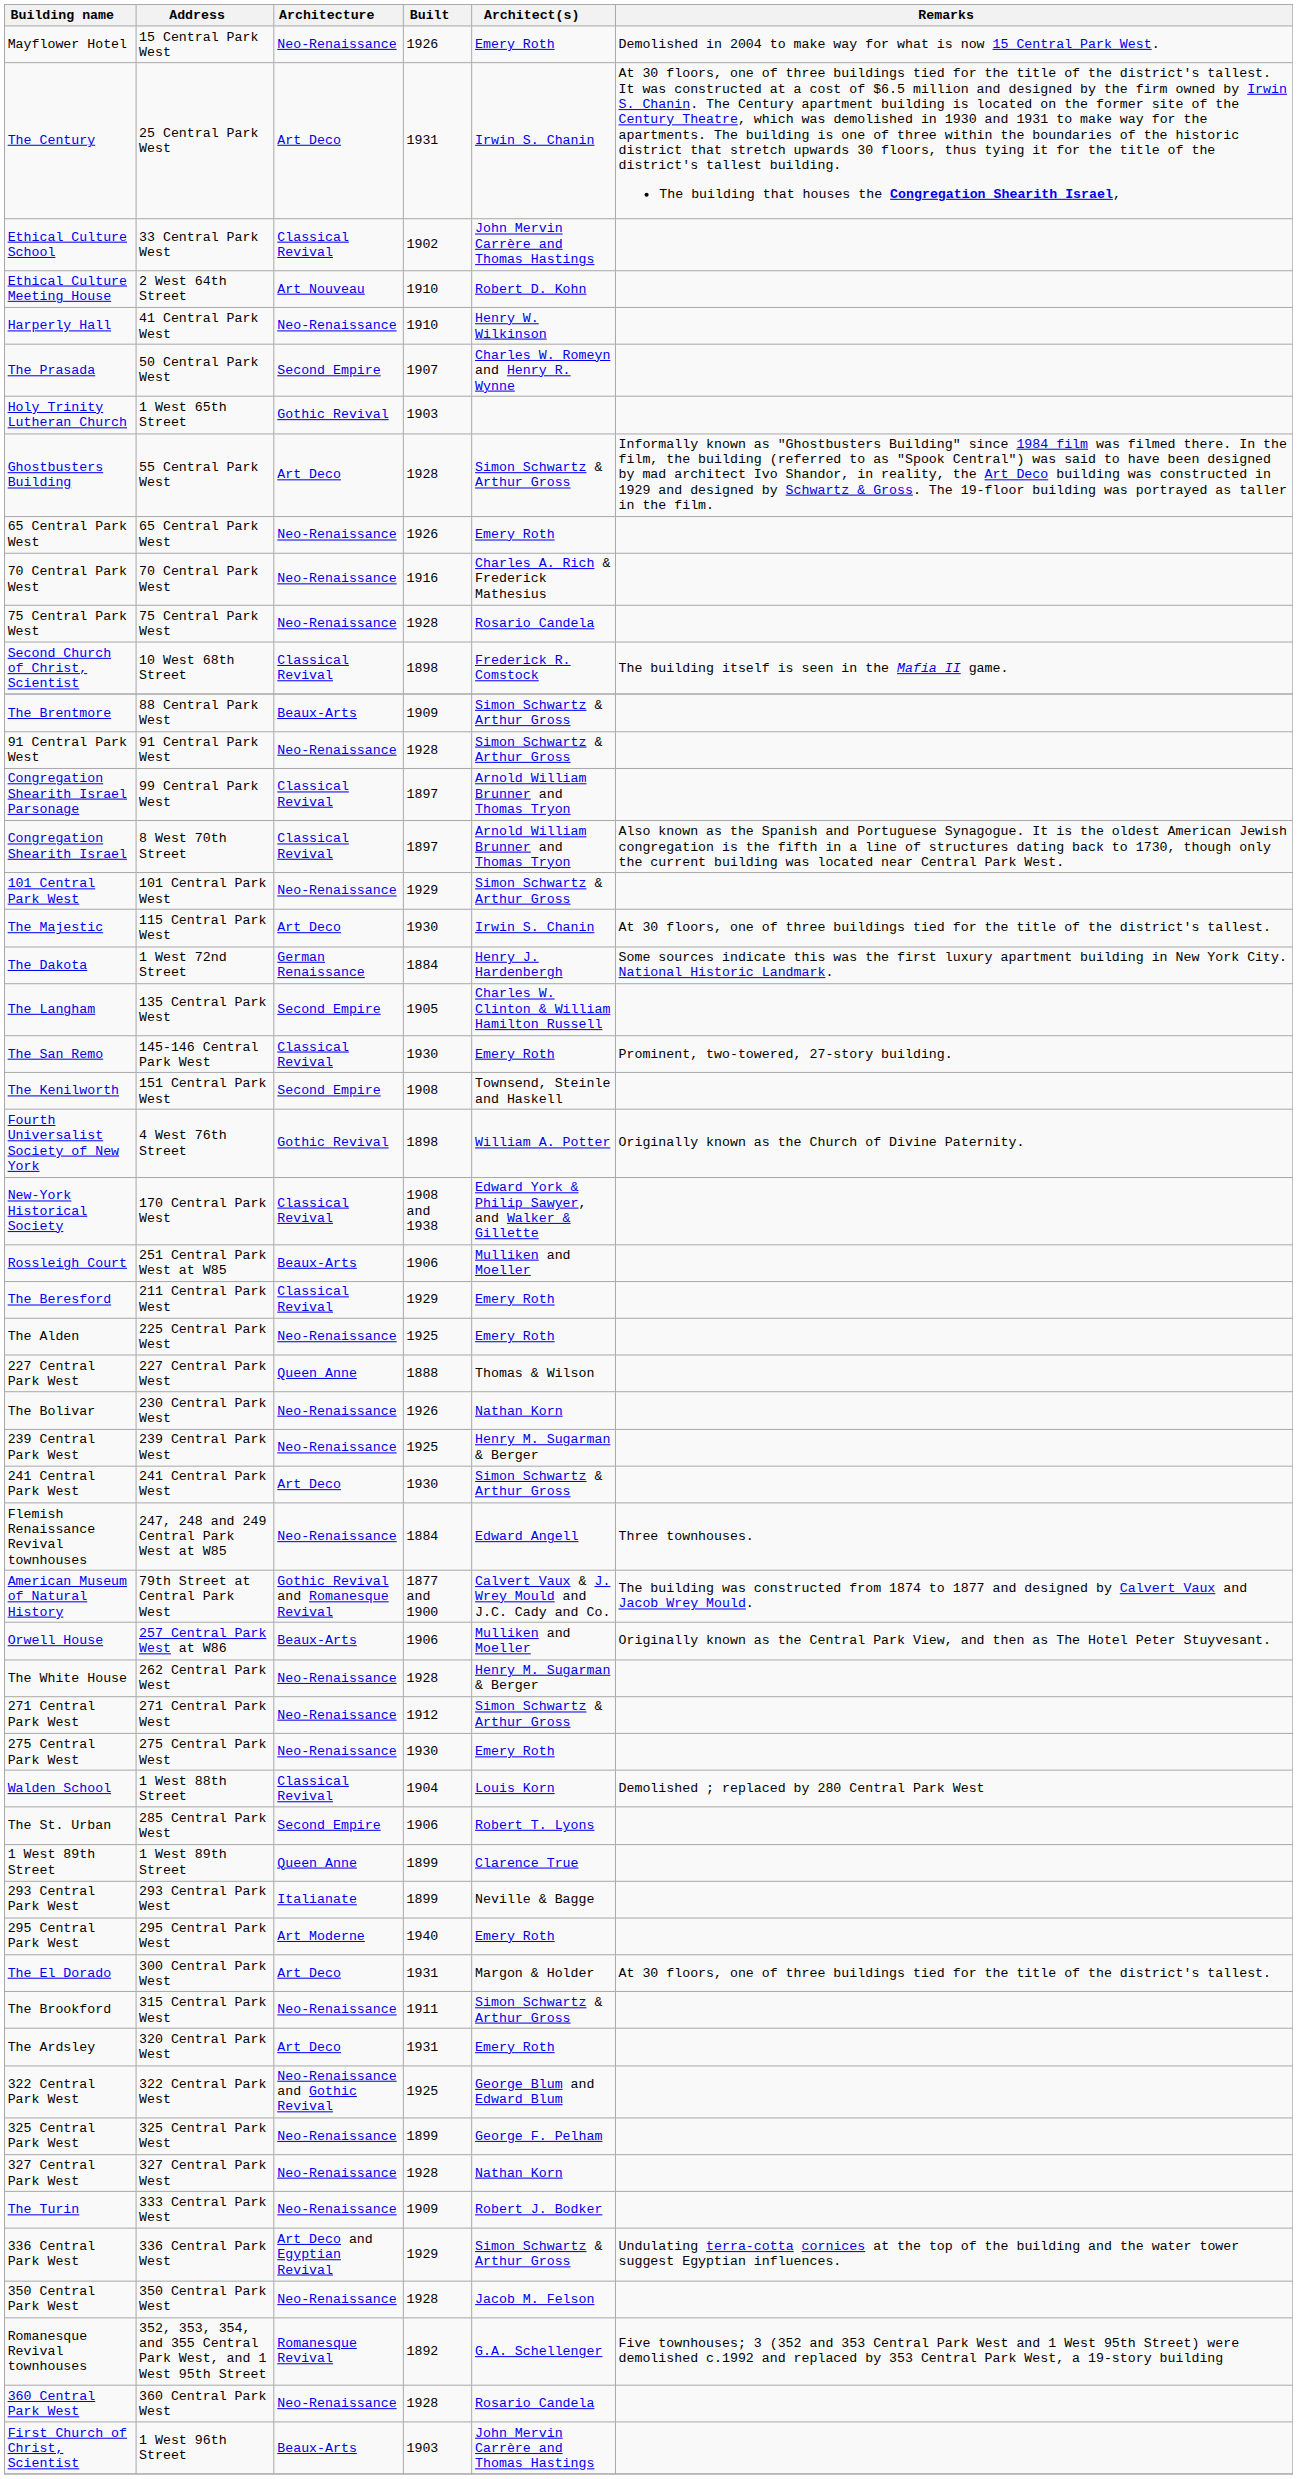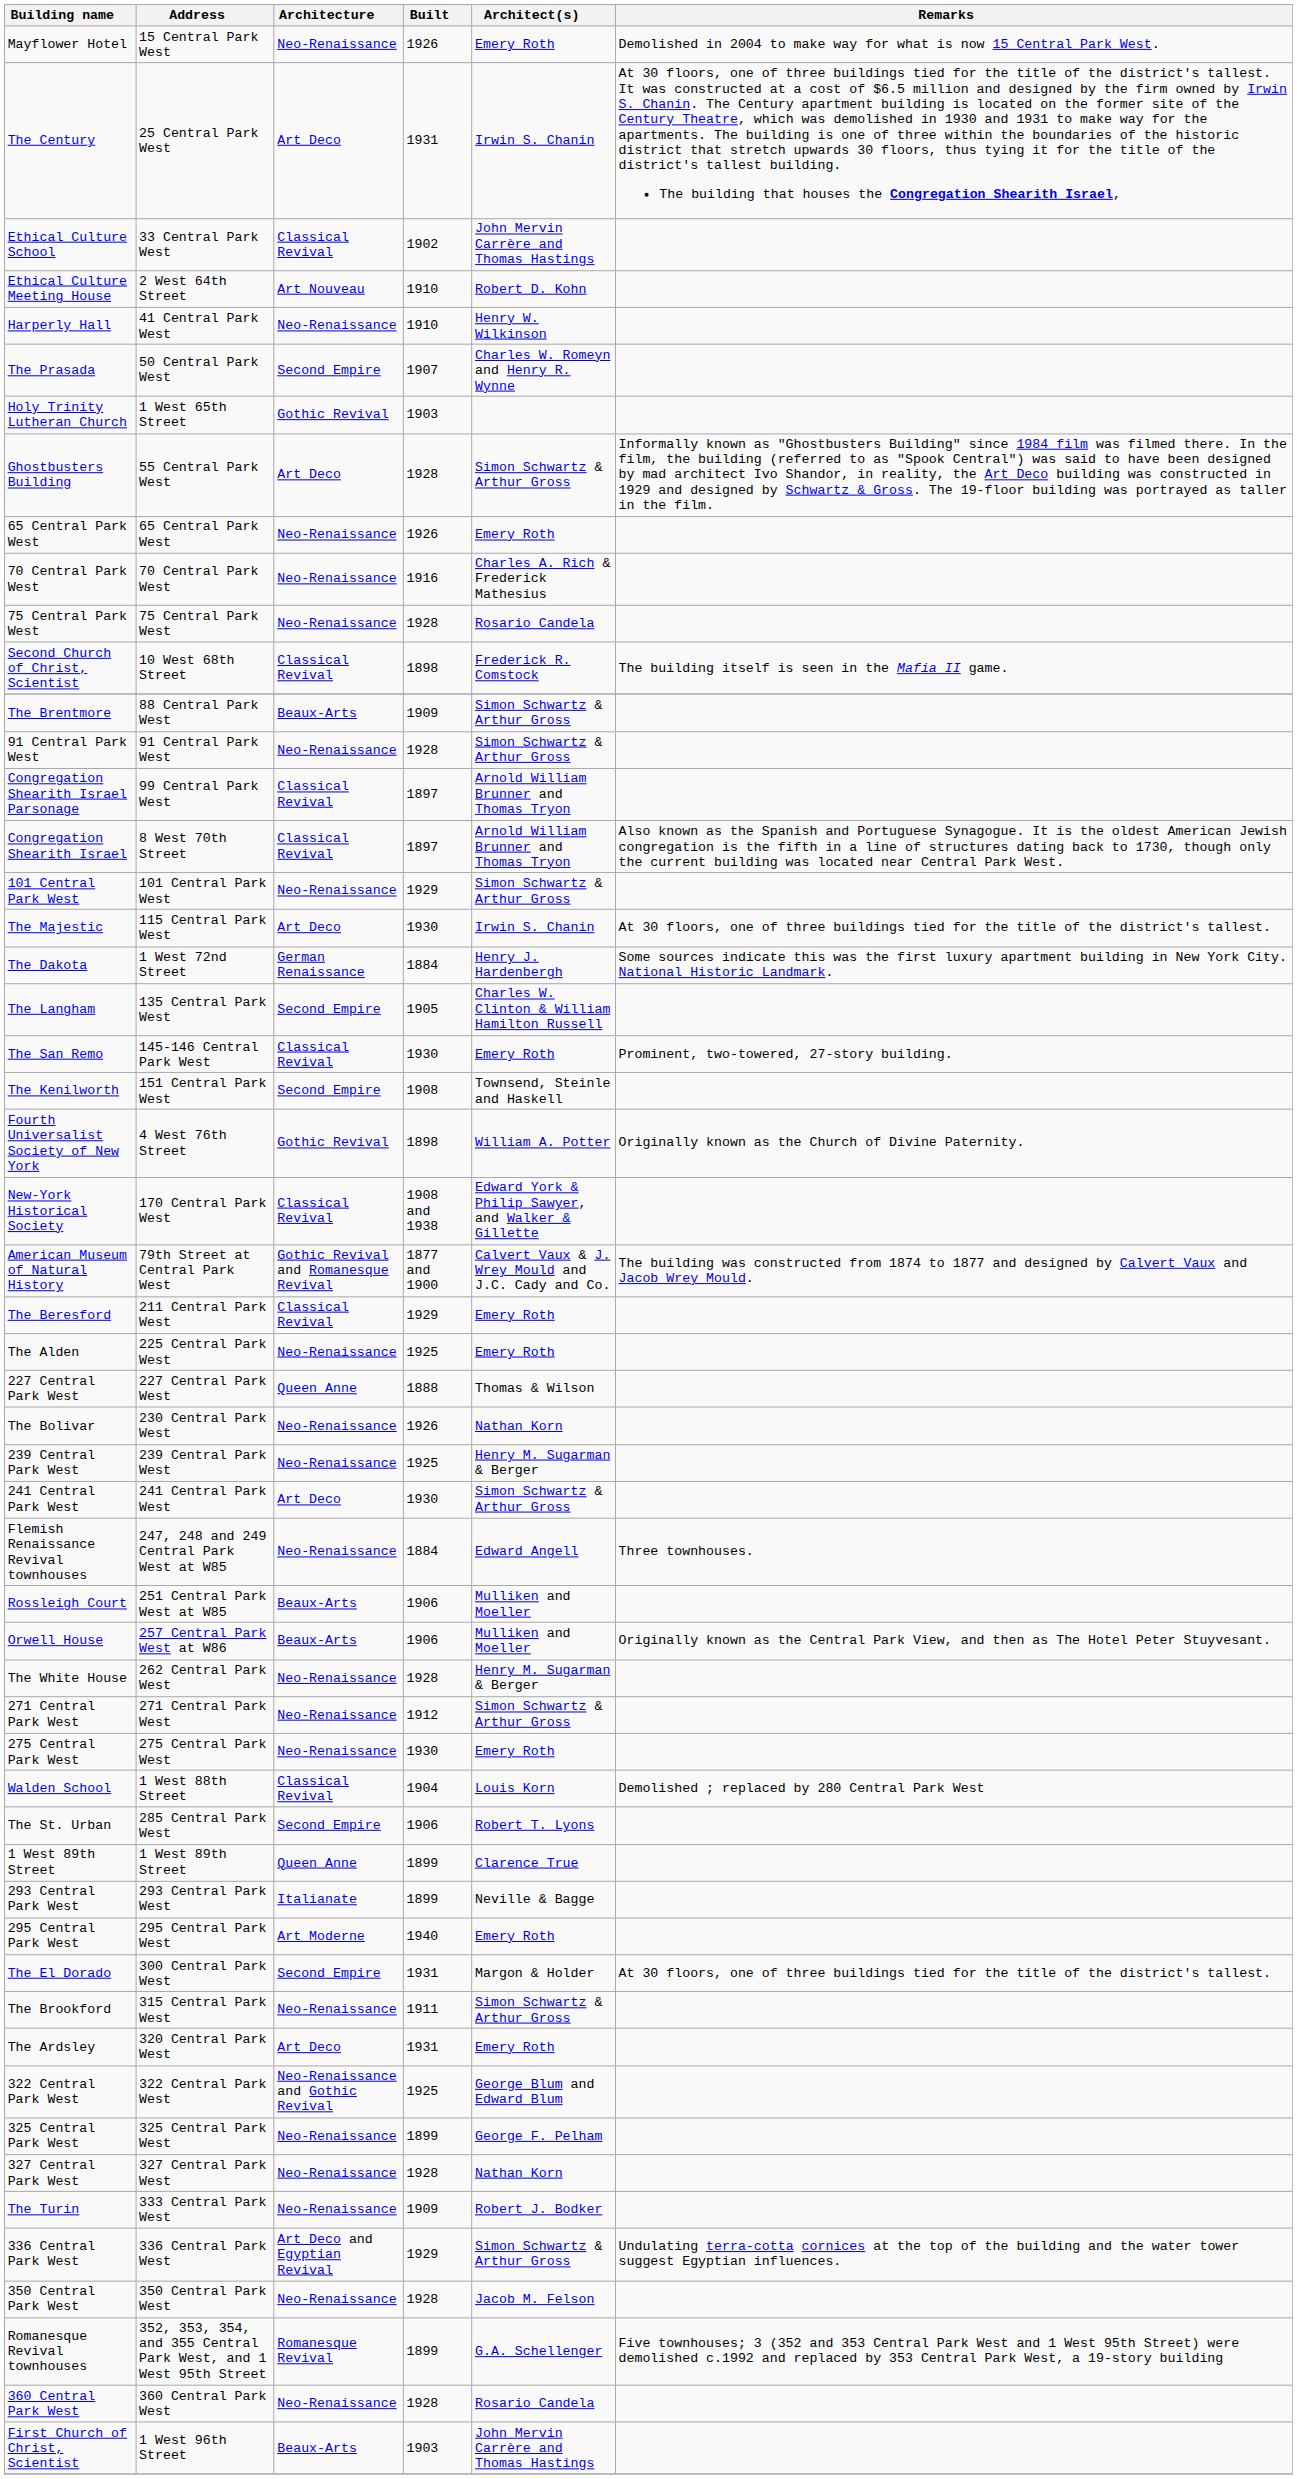rows swapped: (67, 1597) <-> (67, 1263)
(309, 1973) Art Deco -> (329, 1973) Second Empire
(422, 2351) 1892 -> (422, 2351) 1899
